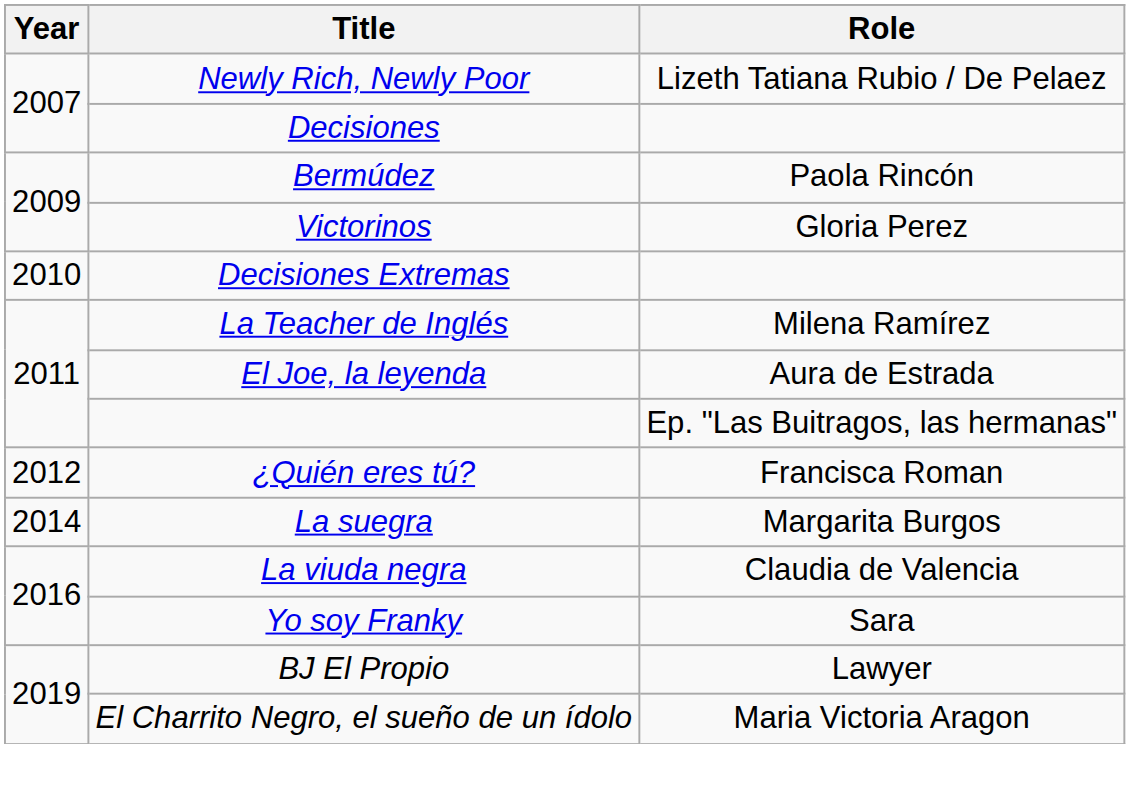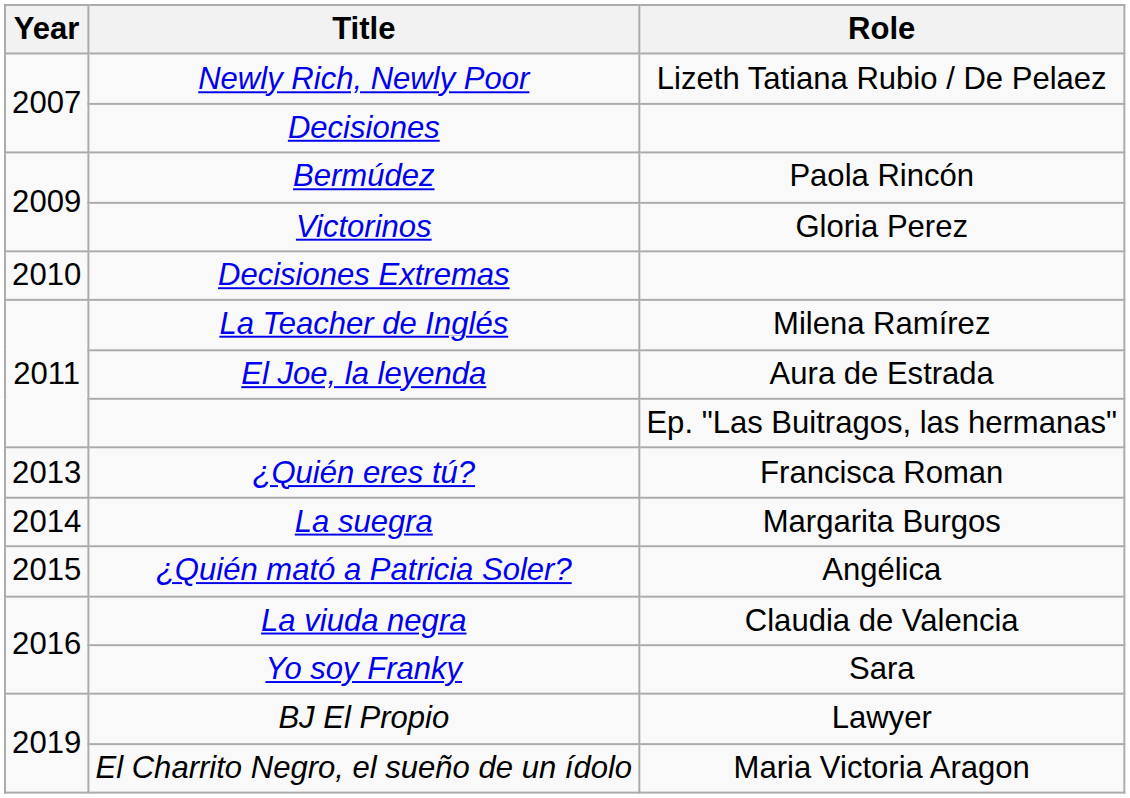(47, 472) 2012 -> (47, 472) 2013
+ row: (364, 570)
